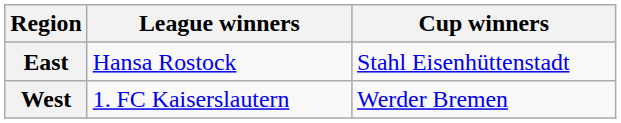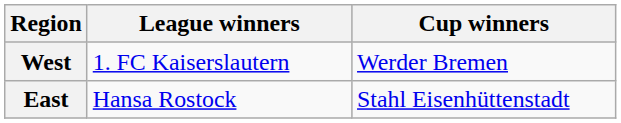rows swapped: (46, 99) <-> (46, 61)
